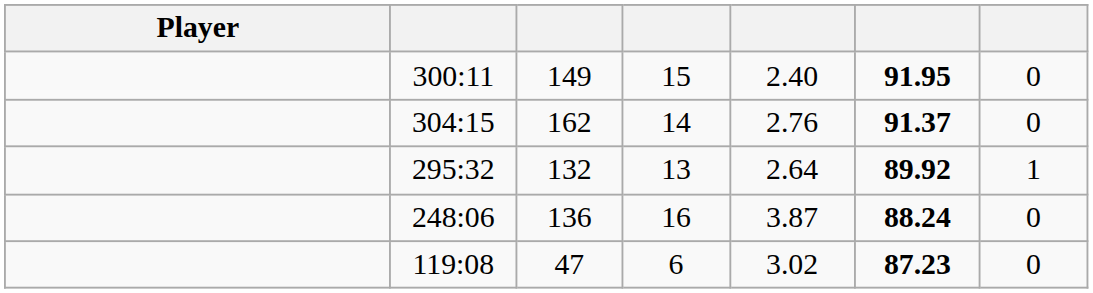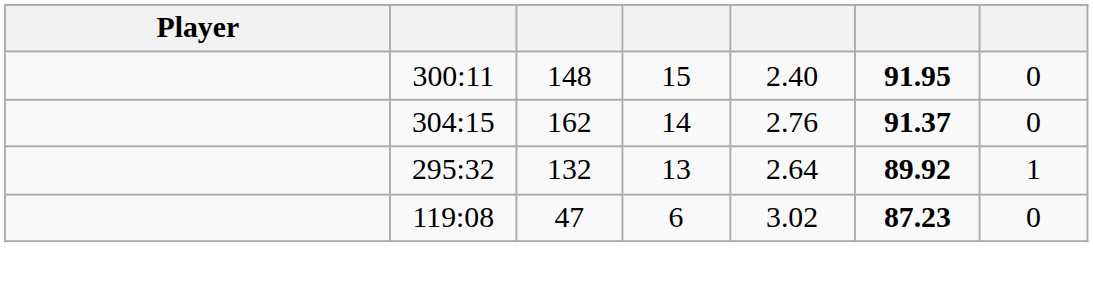(569, 75) 149 -> (569, 75) 148
- row: (453, 216)
